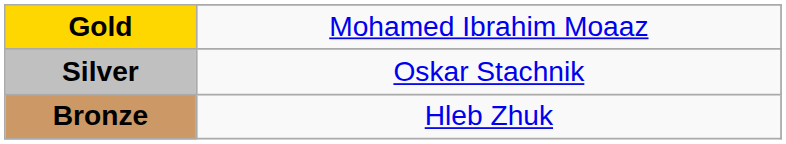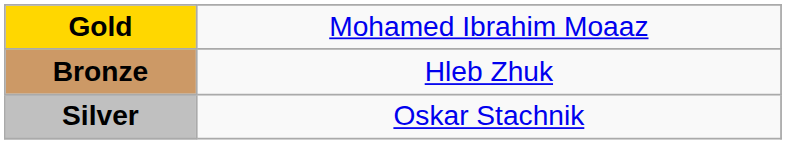rows swapped: (100, 71) <-> (100, 116)
